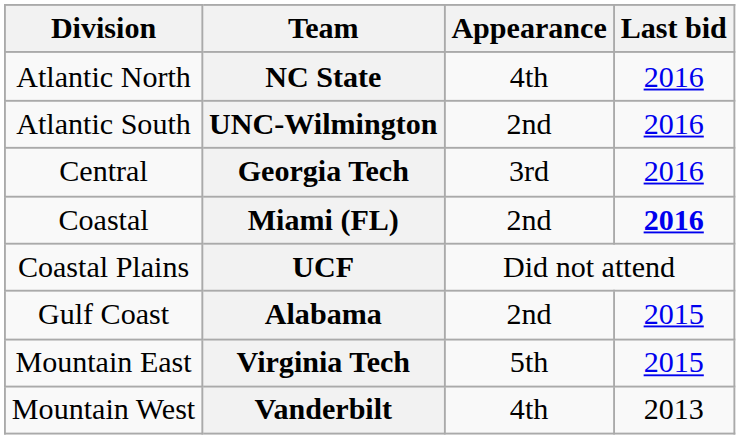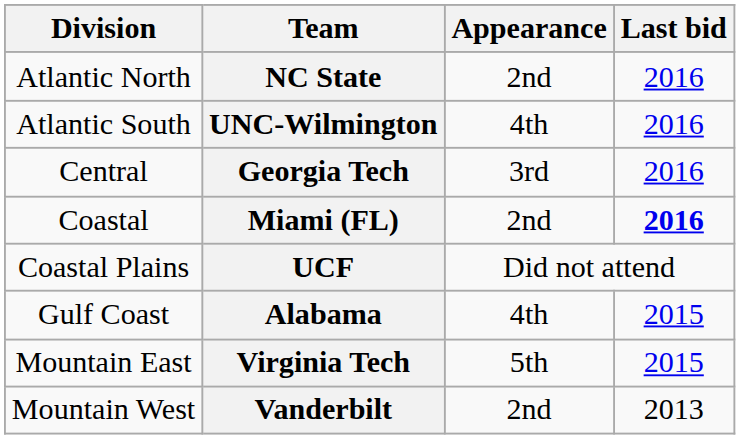(529, 76) 4th -> (529, 76) 2nd
(529, 123) 2nd -> (529, 123) 4th
(529, 314) 2nd -> (529, 314) 4th
(529, 409) 4th -> (529, 409) 2nd
